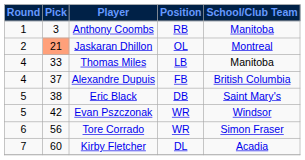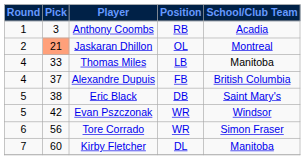(252, 29) Manitoba -> (252, 29) Acadia
(252, 146) Acadia -> (252, 146) Manitoba
